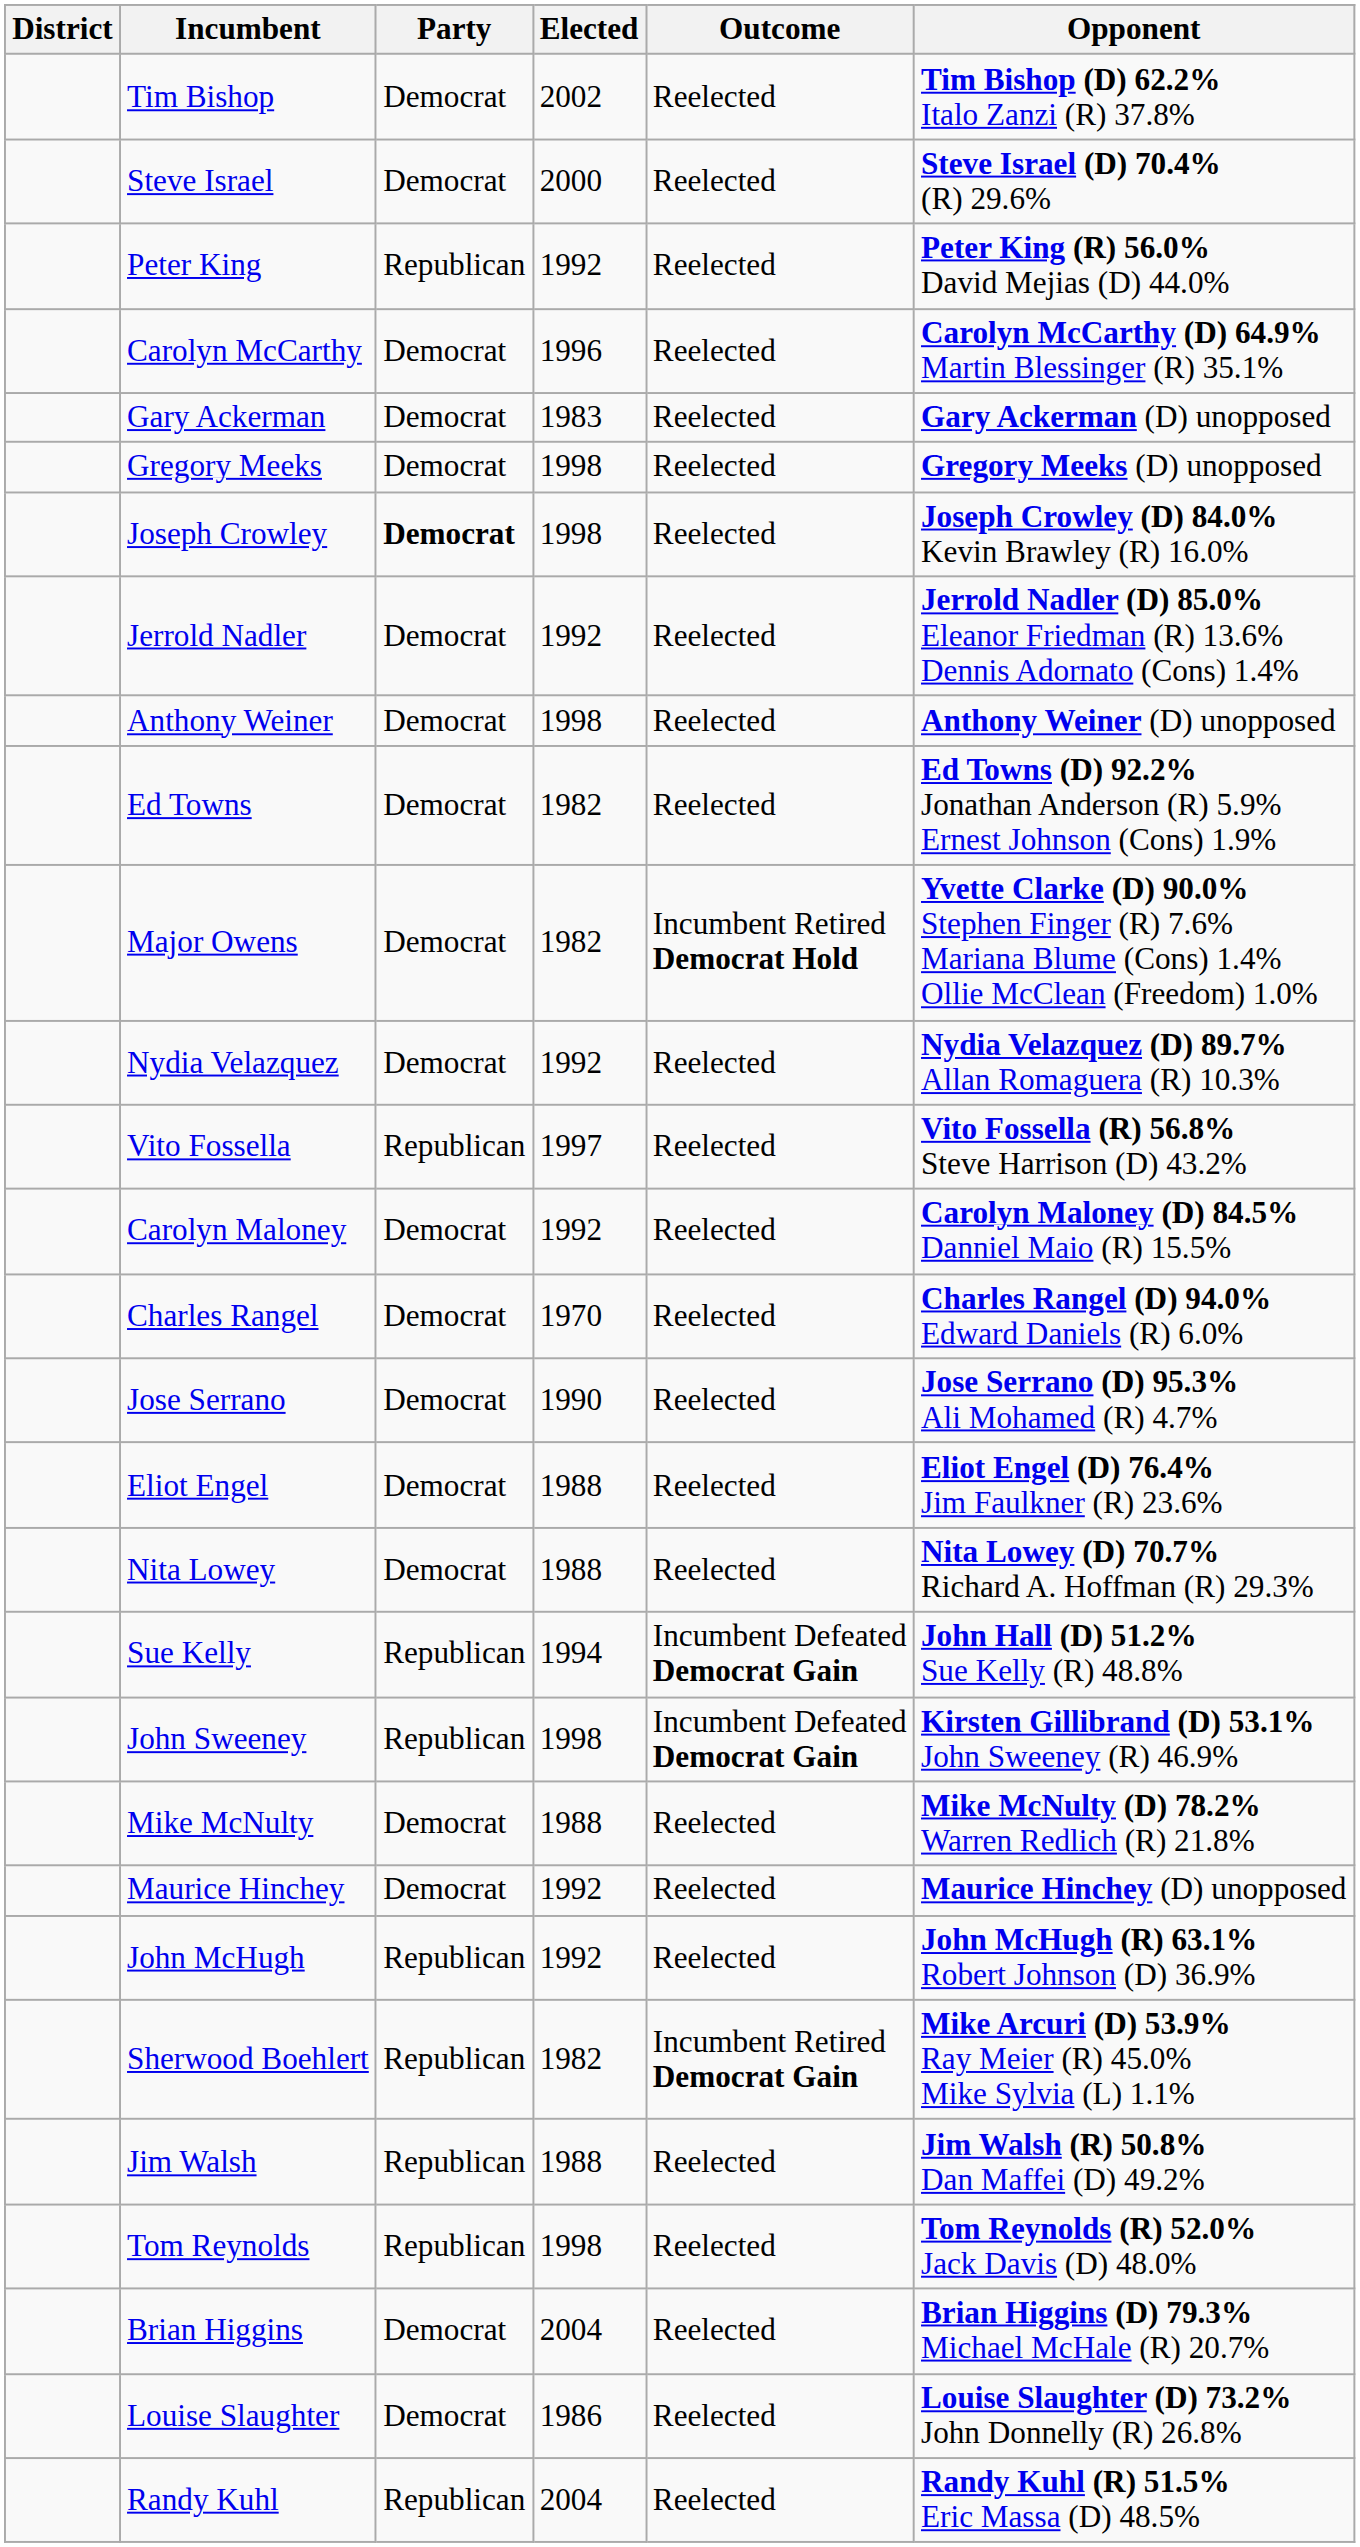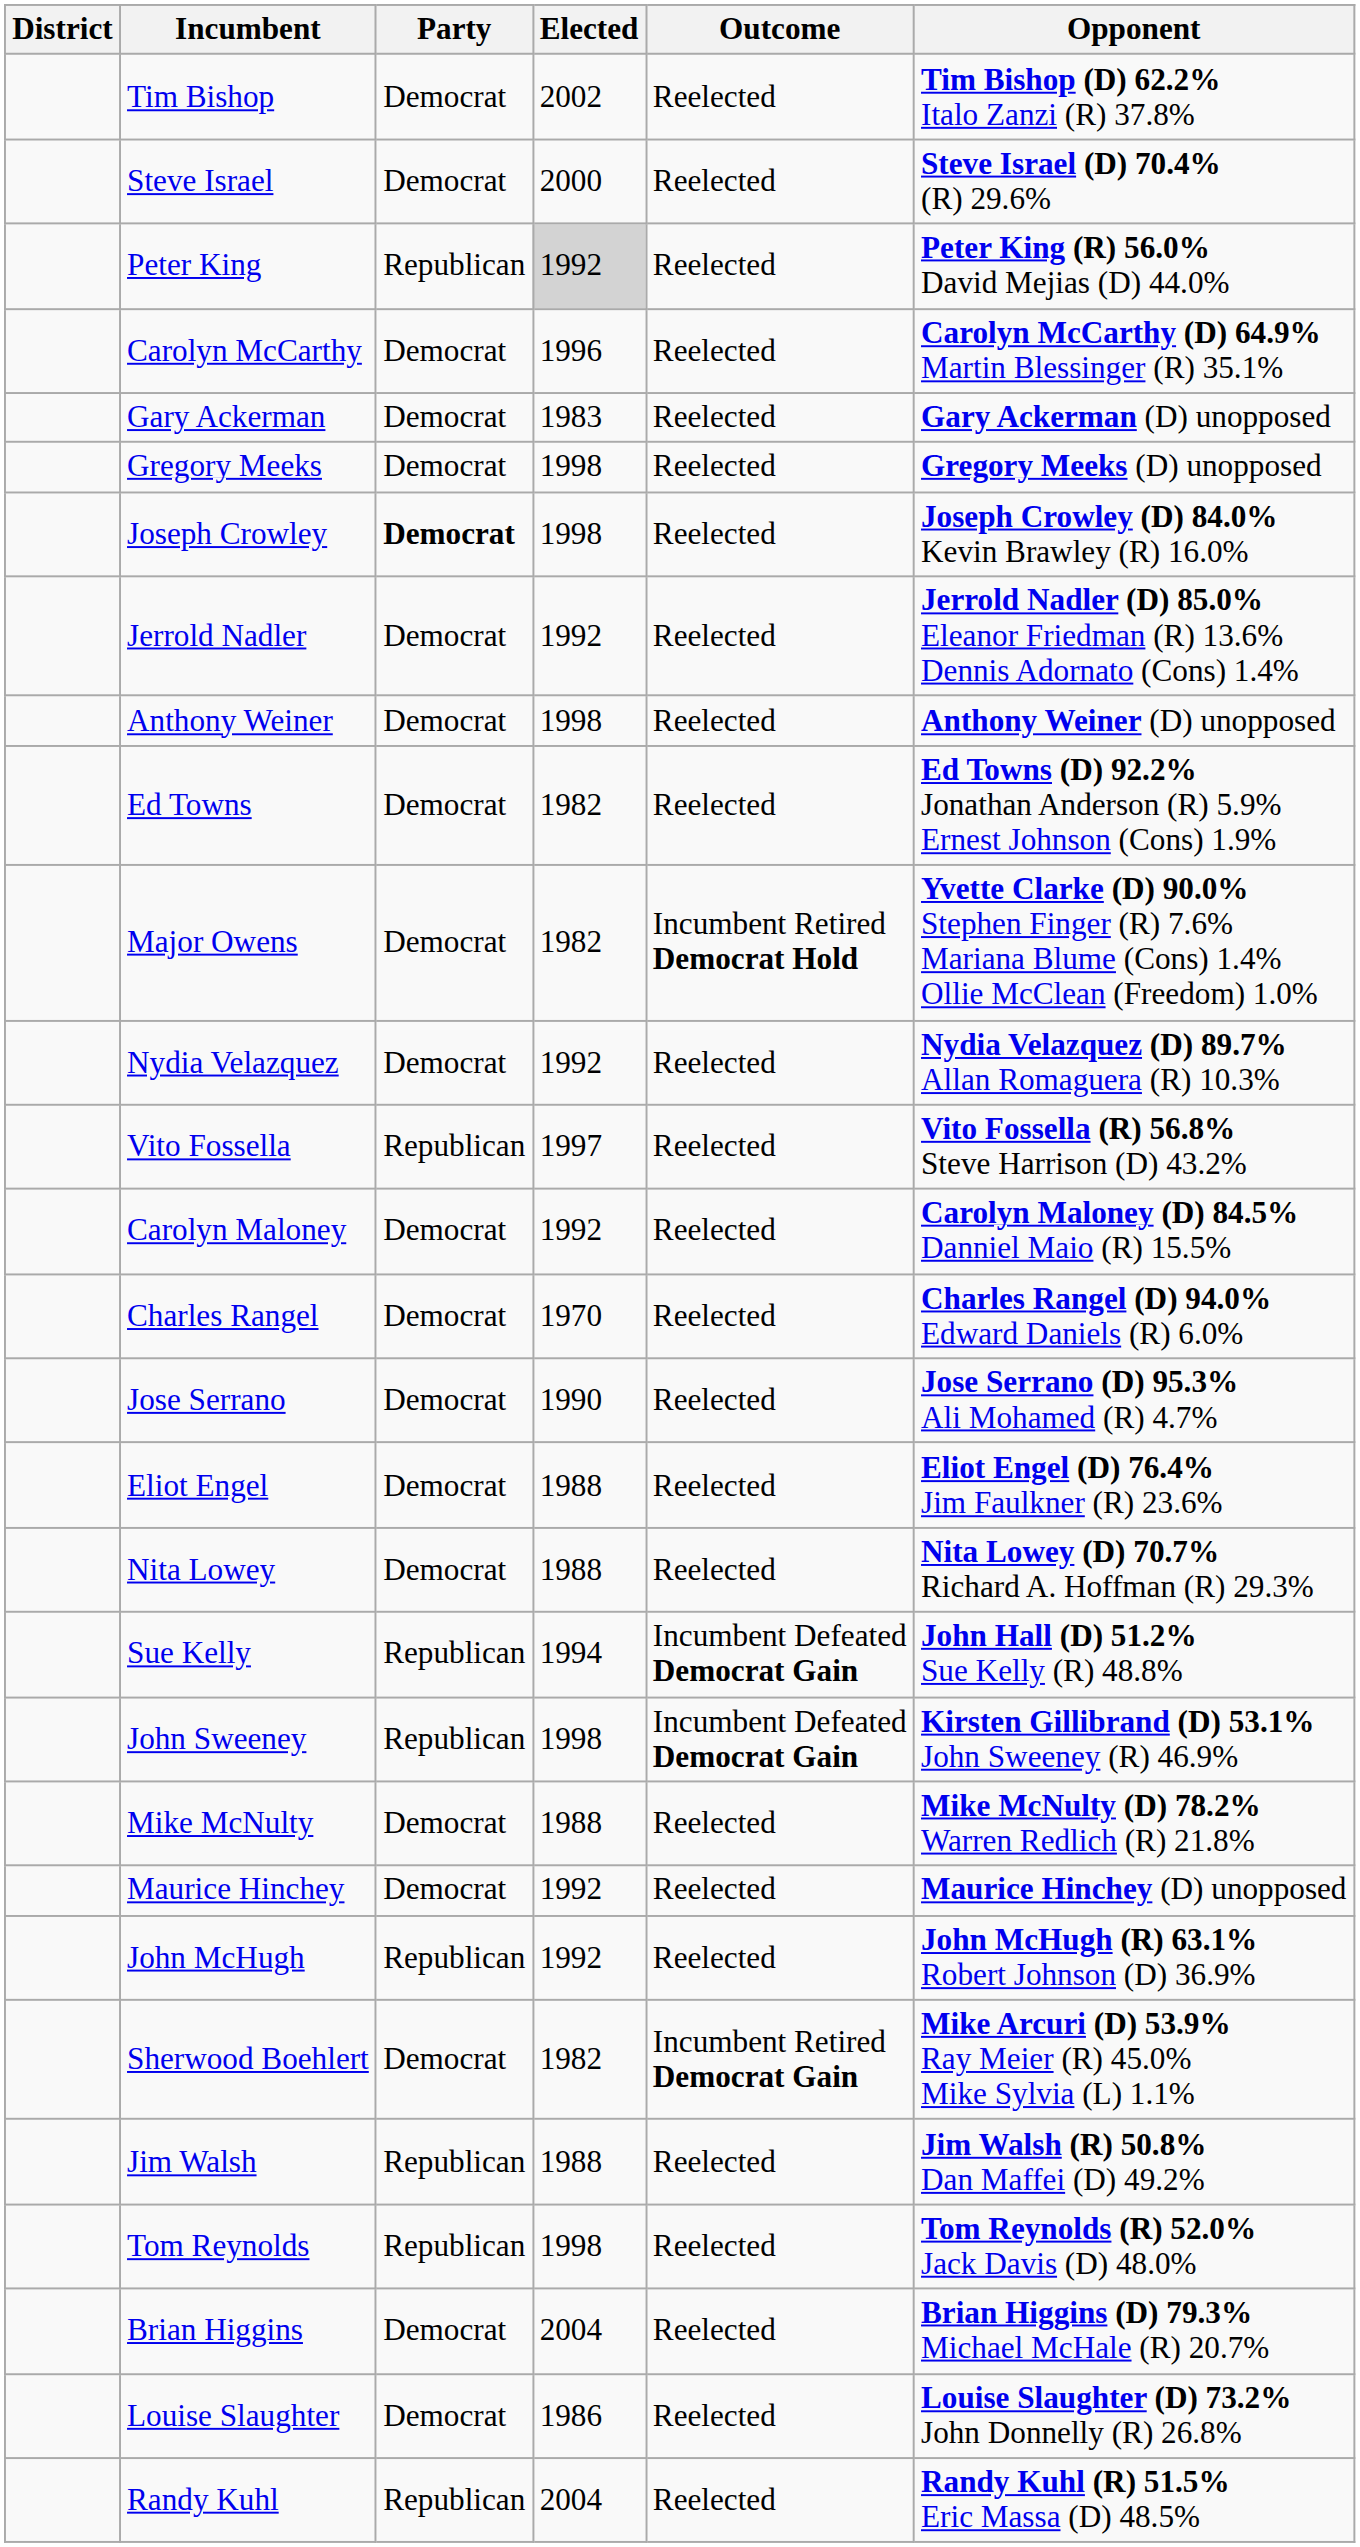(571, 265) no background -> (571, 265) lightgrey background
(454, 2059) Republican -> (445, 2059) Democrat
